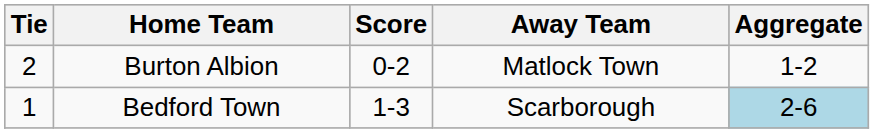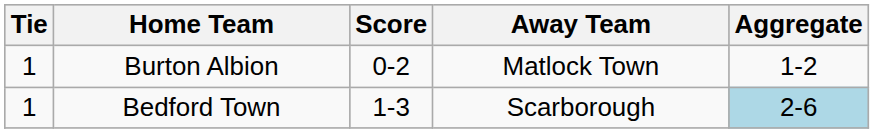(29, 66) 2 -> (29, 66) 1
